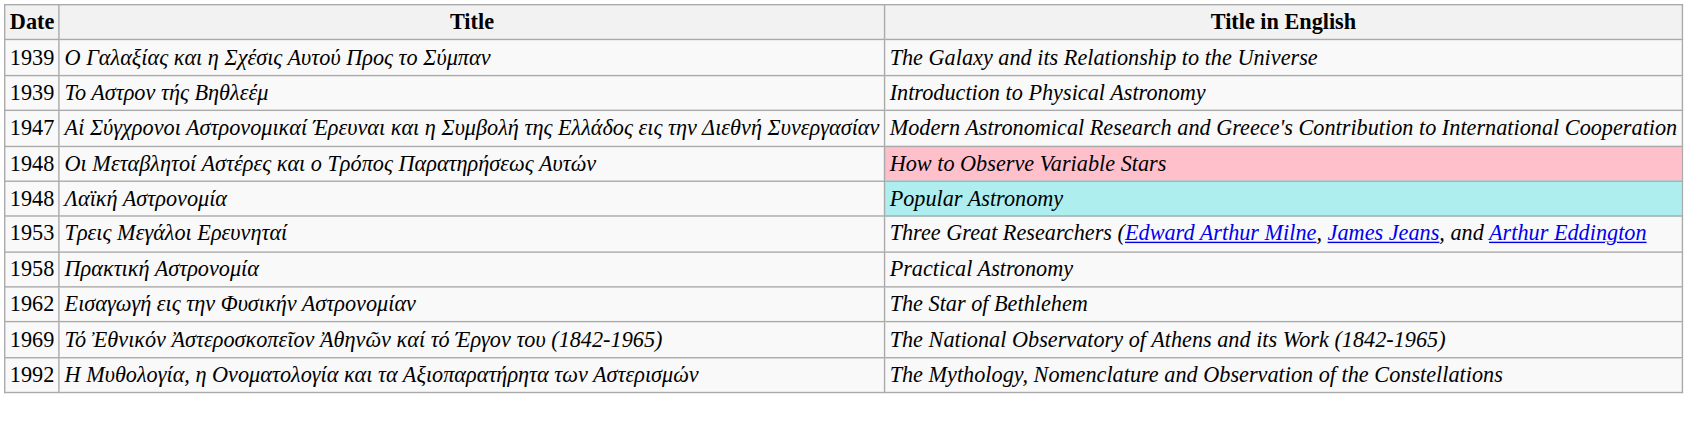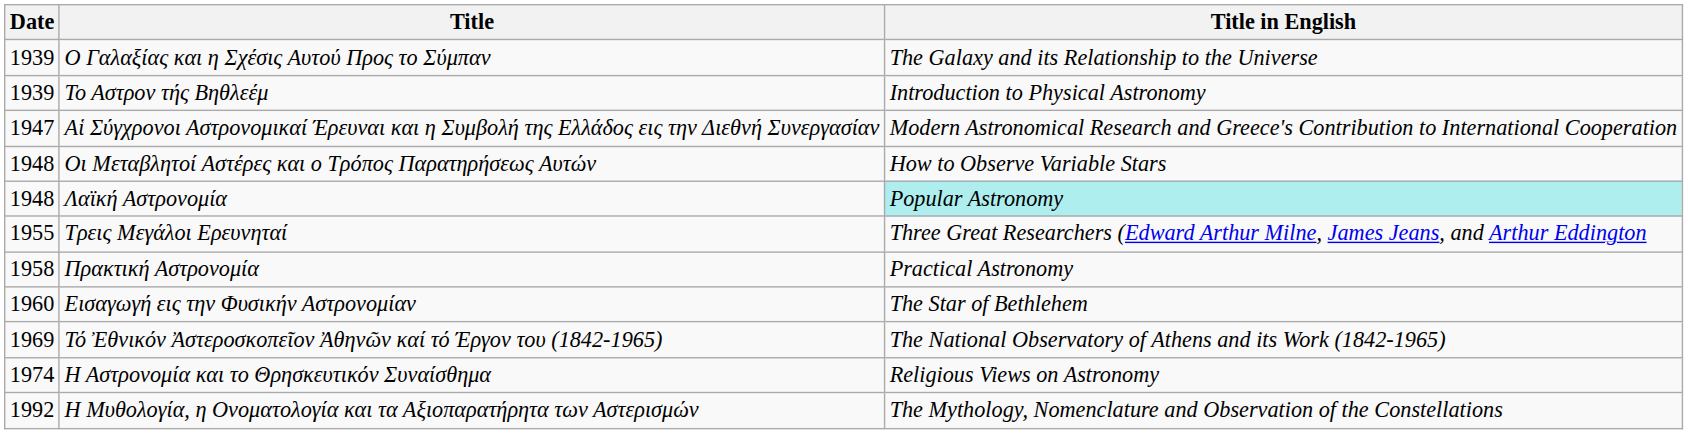(1028, 163) pink background -> (1028, 163) no background
(32, 233) 1953 -> (32, 233) 1955
(32, 304) 1962 -> (32, 304) 1960
+ row: (278, 374)
